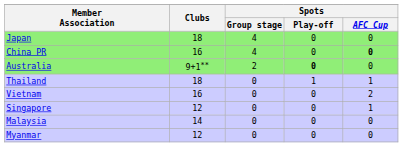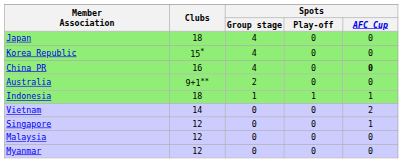+ row: (41, 53)
(313, 66) bold -> (313, 82) normal
+ row: (29, 97)
- row: (26, 81)
(197, 95) 16 -> (197, 110) 14
(197, 122) 14 -> (197, 137) 12
